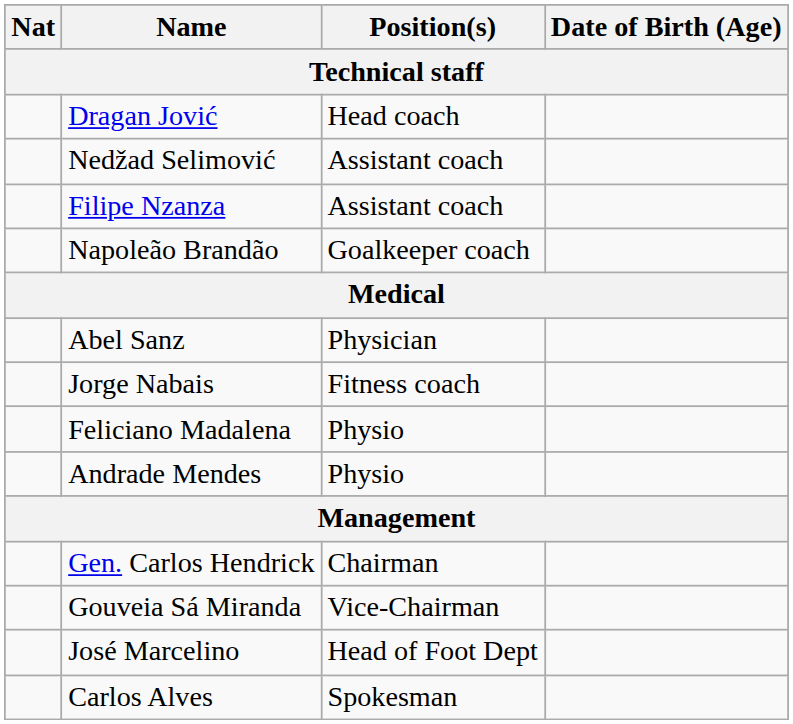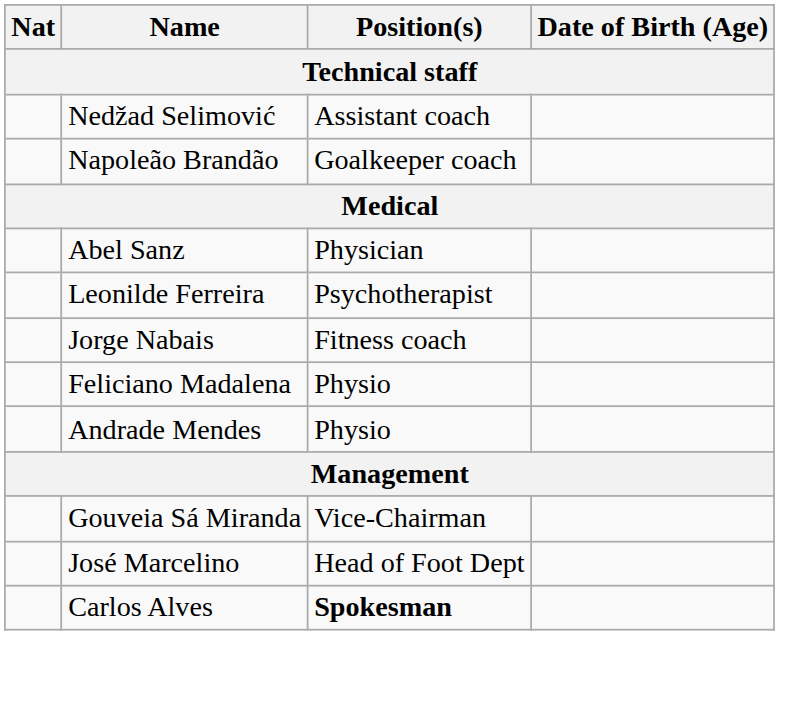- row: (143, 116)
- row: (147, 205)
+ row: (166, 294)
- row: (191, 562)
(392, 696) normal -> (383, 607) bold
